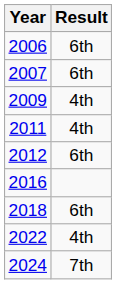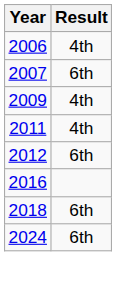(81, 45) 6th -> (81, 45) 4th
- row: (28, 237)
(81, 264) 7th -> (81, 237) 6th
